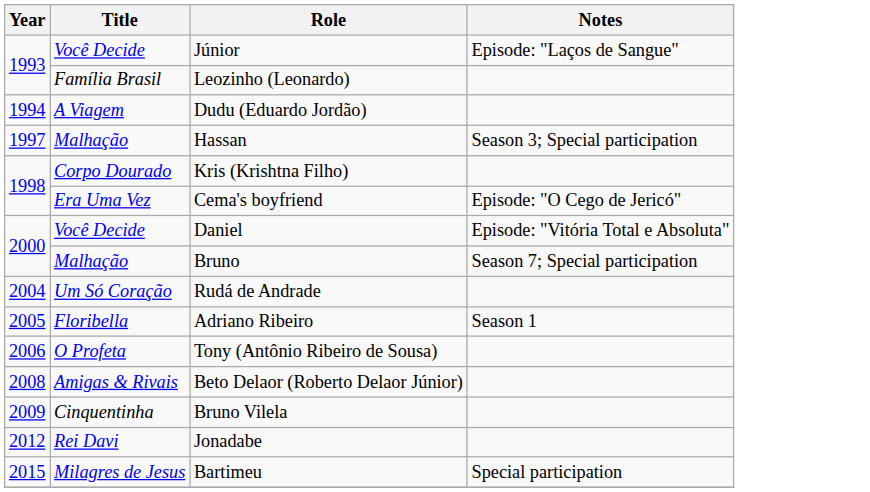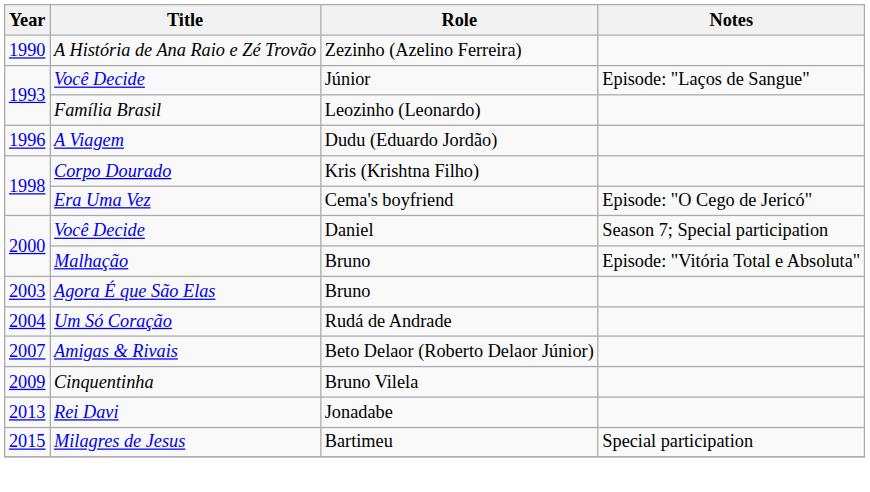+ row: (185, 50)
(27, 110) 1994 -> (27, 140) 1996
- row: (91, 140)
(600, 231) Episode: "Vitória Total e Absoluta" -> (715, 231) Season 7; Special participation
(584, 261) Season 7; Special participation -> (731, 261) Episode: "Vitória Total e Absoluta"
+ row: (135, 291)
- row: (91, 321)
- row: (90, 351)
(27, 381) 2008 -> (27, 351) 2007
(27, 442) 2012 -> (27, 412) 2013
